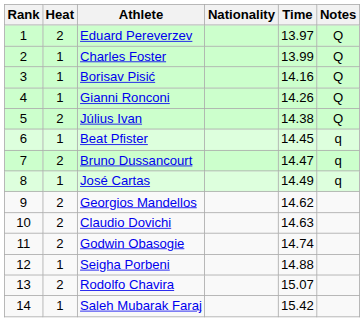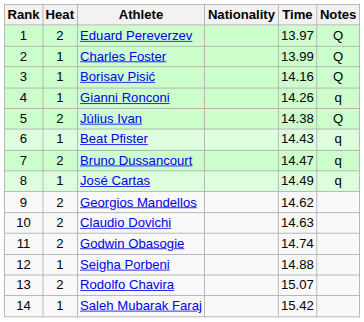(338, 98) Q -> (338, 98) q
(297, 139) 14.45 -> (297, 139) 14.43
